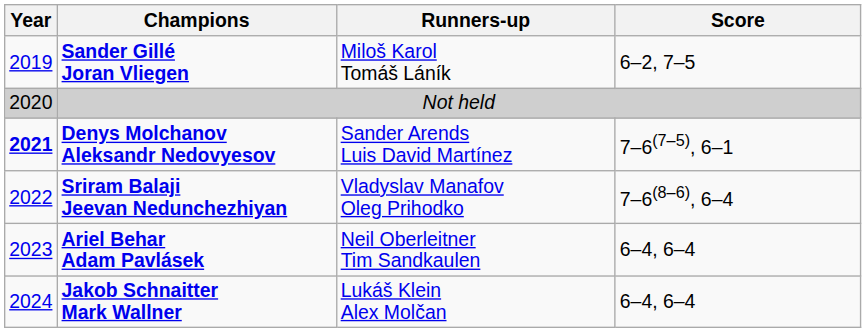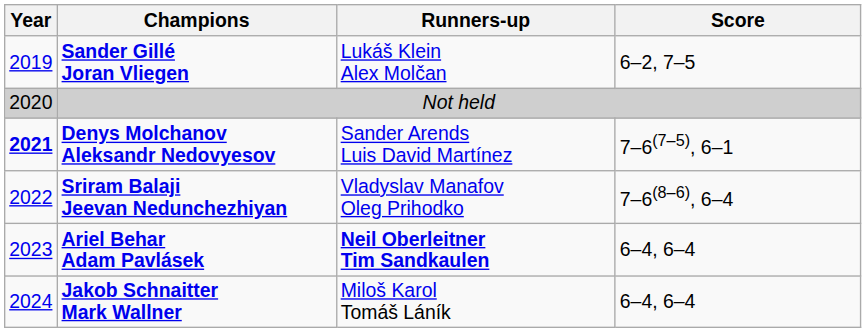(396, 62) Miloš Karol Tomáš Láník -> (394, 62) Lukáš Klein Alex Molčan
(411, 250) normal -> (415, 250) bold
(394, 302) Lukáš Klein Alex Molčan -> (396, 302) Miloš Karol Tomáš Láník
